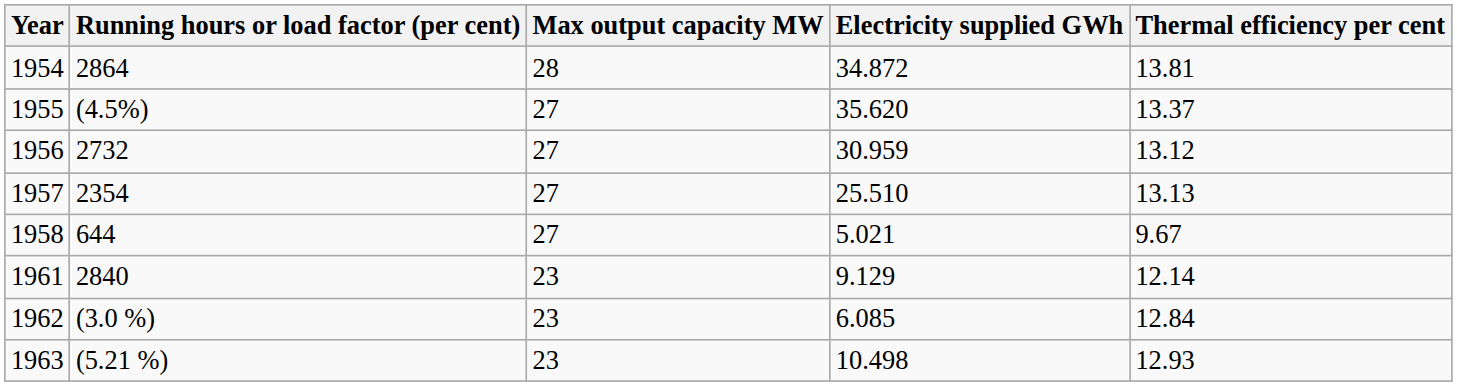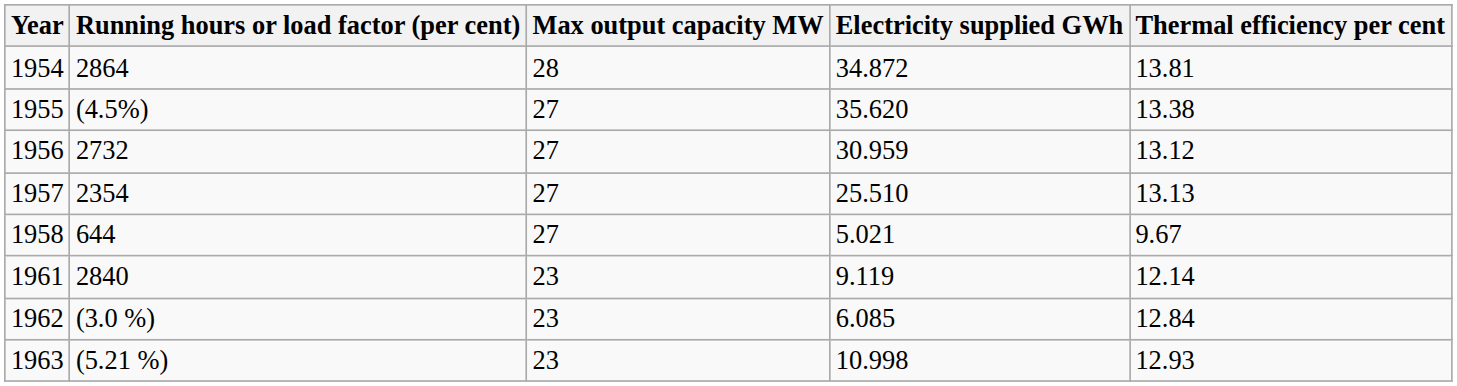(1165, 109) 13.37 -> (1165, 109) 13.38
(865, 276) 9.129 -> (865, 276) 9.119
(872, 360) 10.498 -> (872, 360) 10.998
